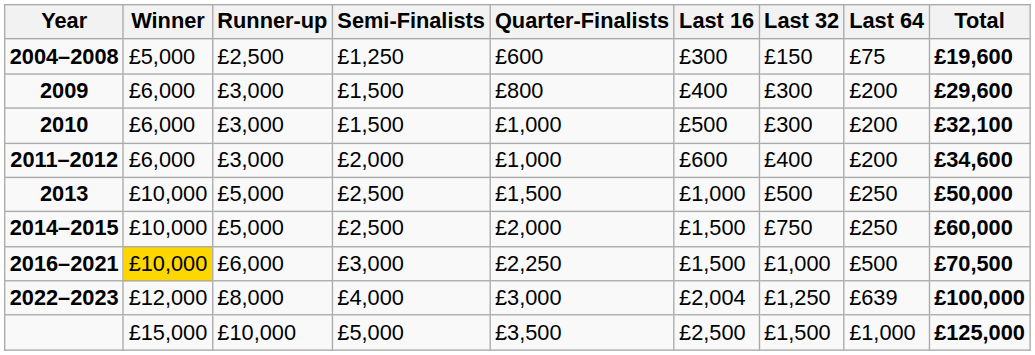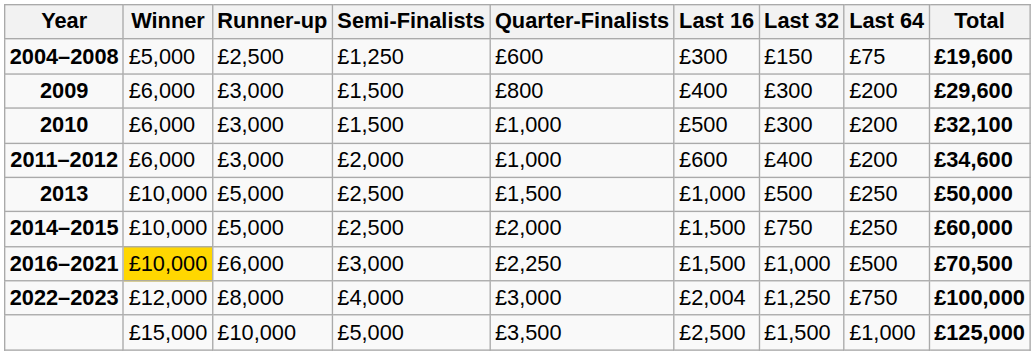(873, 297) £639 -> (873, 297) £750
